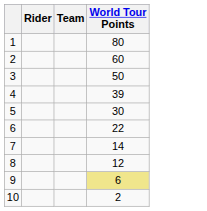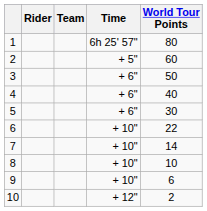+ column: (114, 19)
(118, 94) 39 -> (171, 94) 40
(118, 163) 12 -> (171, 163) 10
(118, 180) khaki background -> (171, 180) no background
